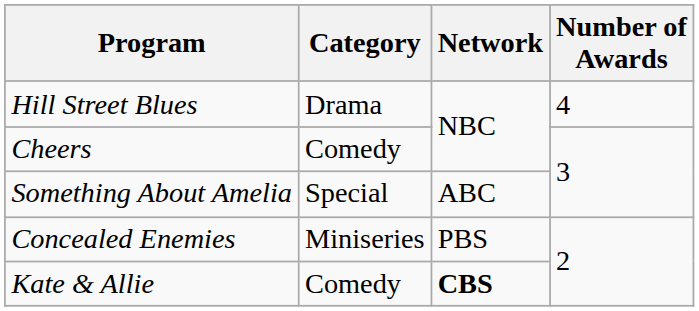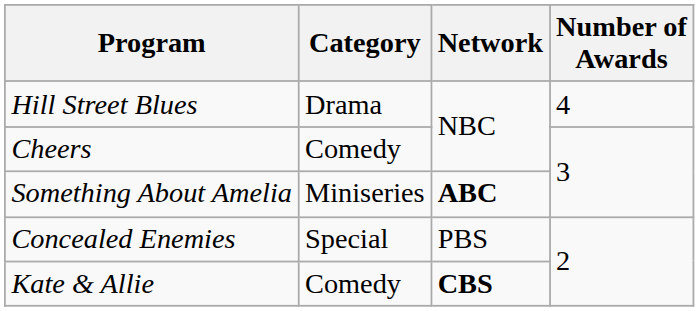(347, 193) Special -> (365, 193) Miniseries
(467, 193) normal -> (468, 193) bold
(365, 238) Miniseries -> (347, 238) Special
